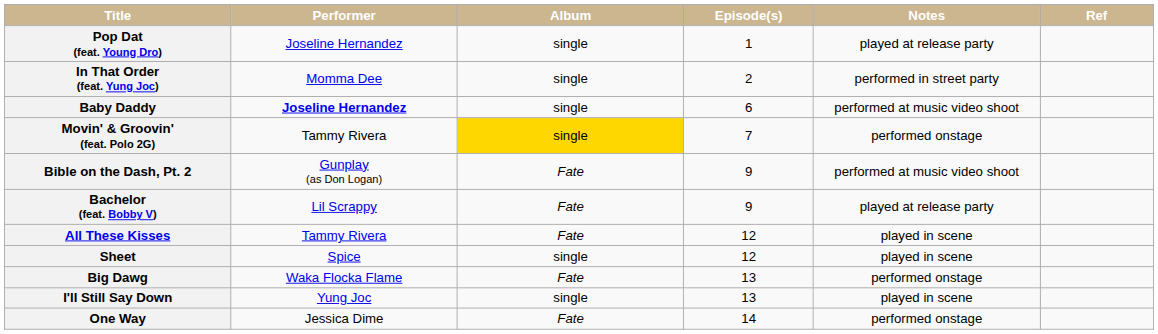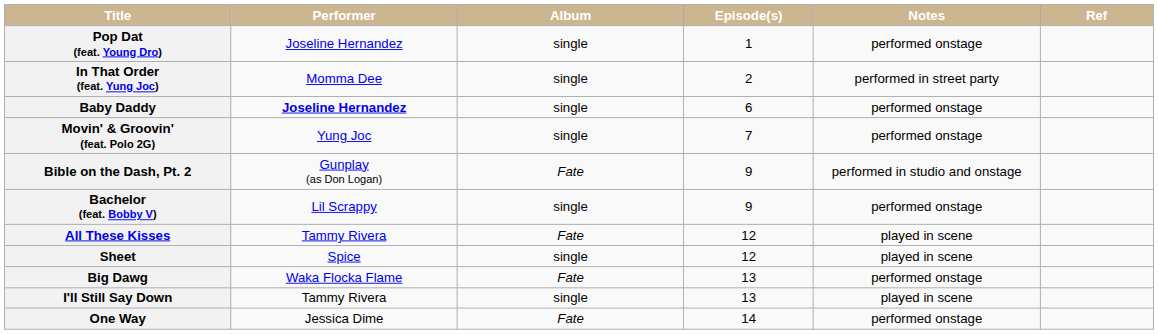(927, 44) played at release party -> (927, 44) performed onstage
(927, 108) performed at music video shoot -> (927, 108) performed onstage
(344, 136) Tammy Rivera -> (344, 136) Yung Joc
(571, 136) gold background -> (571, 136) no background
(927, 171) performed at music video shoot -> (927, 171) performed in studio and onstage
(571, 207) Fate -> (571, 207) single
(927, 207) played at release party -> (927, 207) performed onstage
(344, 298) Yung Joc -> (344, 298) Tammy Rivera
